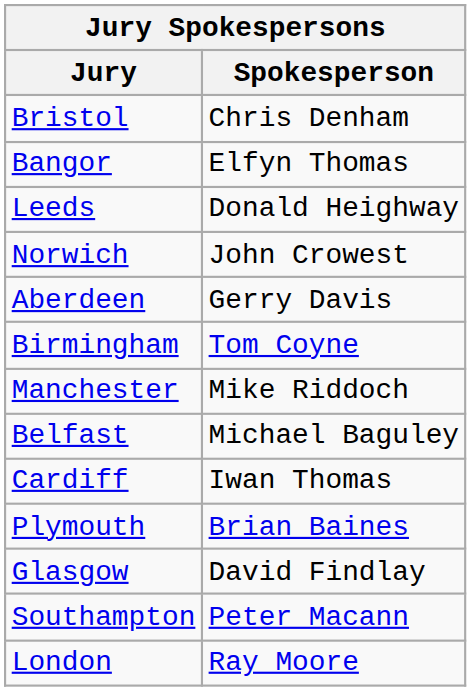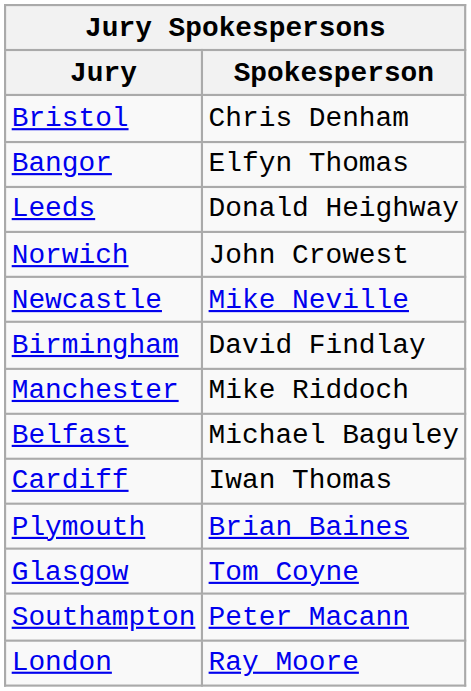+ row: (87, 300)
- row: (78, 300)
(284, 345) Tom Coyne -> (317, 345) David Findlay
(317, 572) David Findlay -> (284, 572) Tom Coyne
